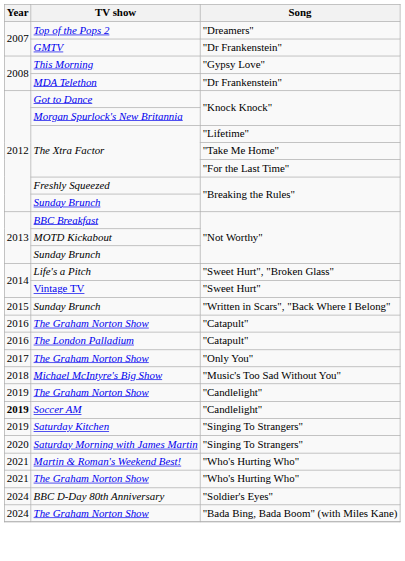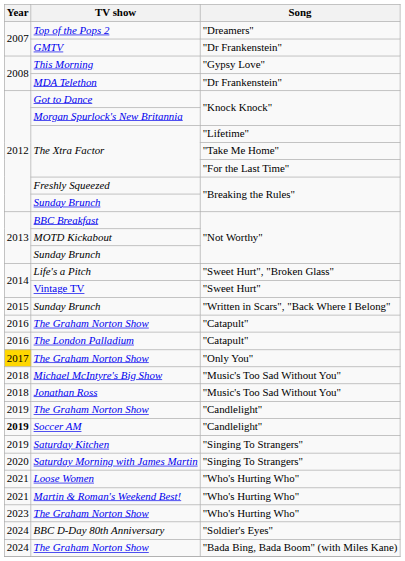(18, 358) no background -> (18, 358) gold background
+ row: (66, 392)
+ row: (64, 479)
(18, 479) 2021 -> (18, 513) 2023
